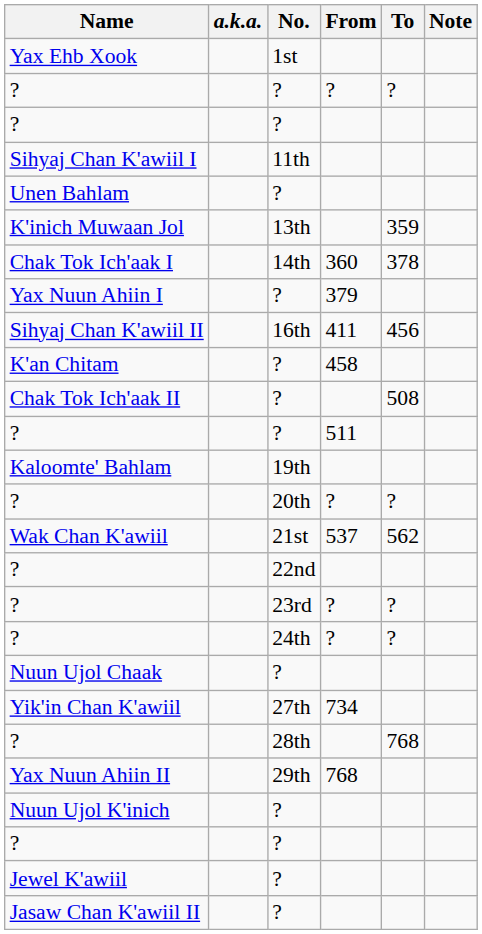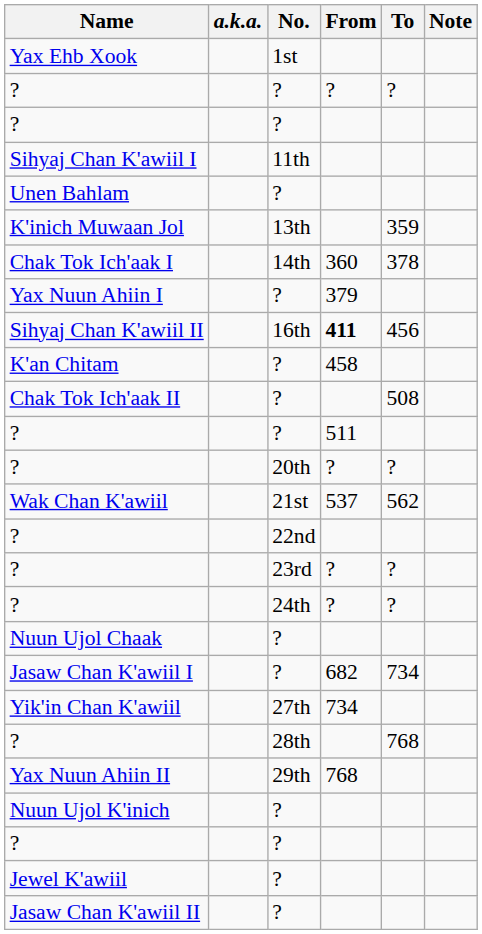(341, 329) normal -> (341, 329) bold
- row: (90, 466)
+ row: (101, 672)
